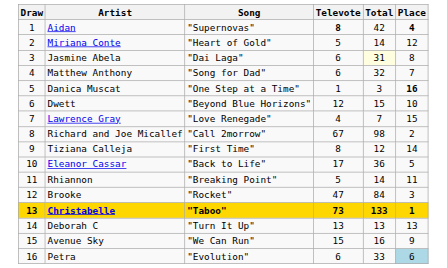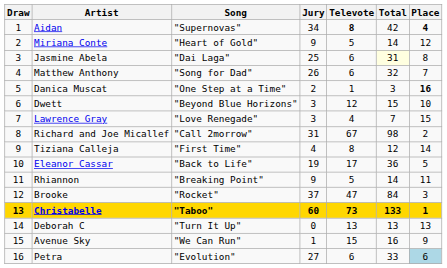+ column: (313, 12)
